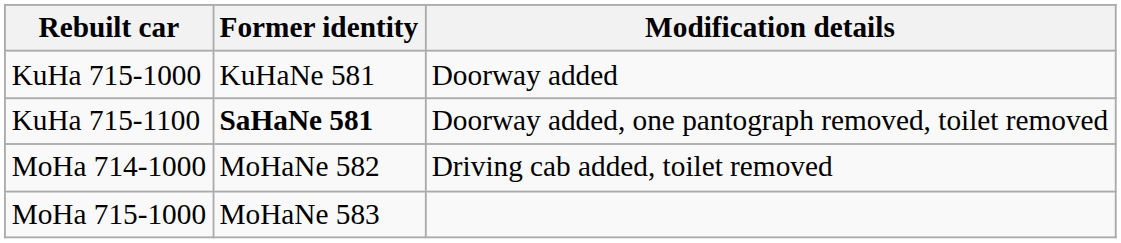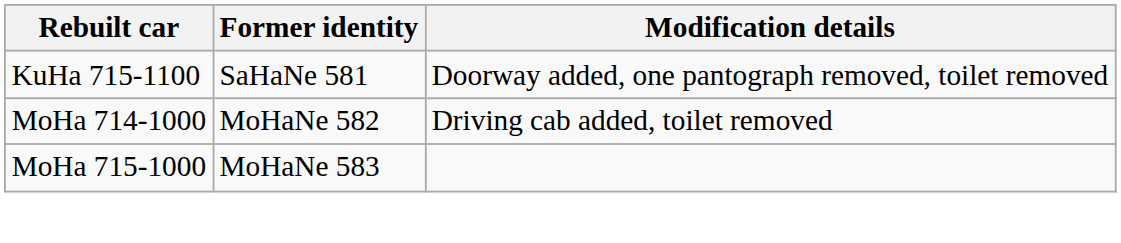- row: (106, 74)
(296, 120) bold -> (294, 74) normal
